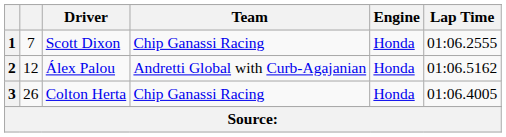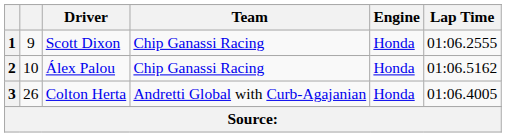(31, 43) 7 -> (31, 43) 9
(31, 68) 12 -> (31, 68) 10
(250, 68) Andretti Global with Curb-Agajanian -> (199, 68) Chip Ganassi Racing
(199, 94) Chip Ganassi Racing -> (250, 94) Andretti Global with Curb-Agajanian
